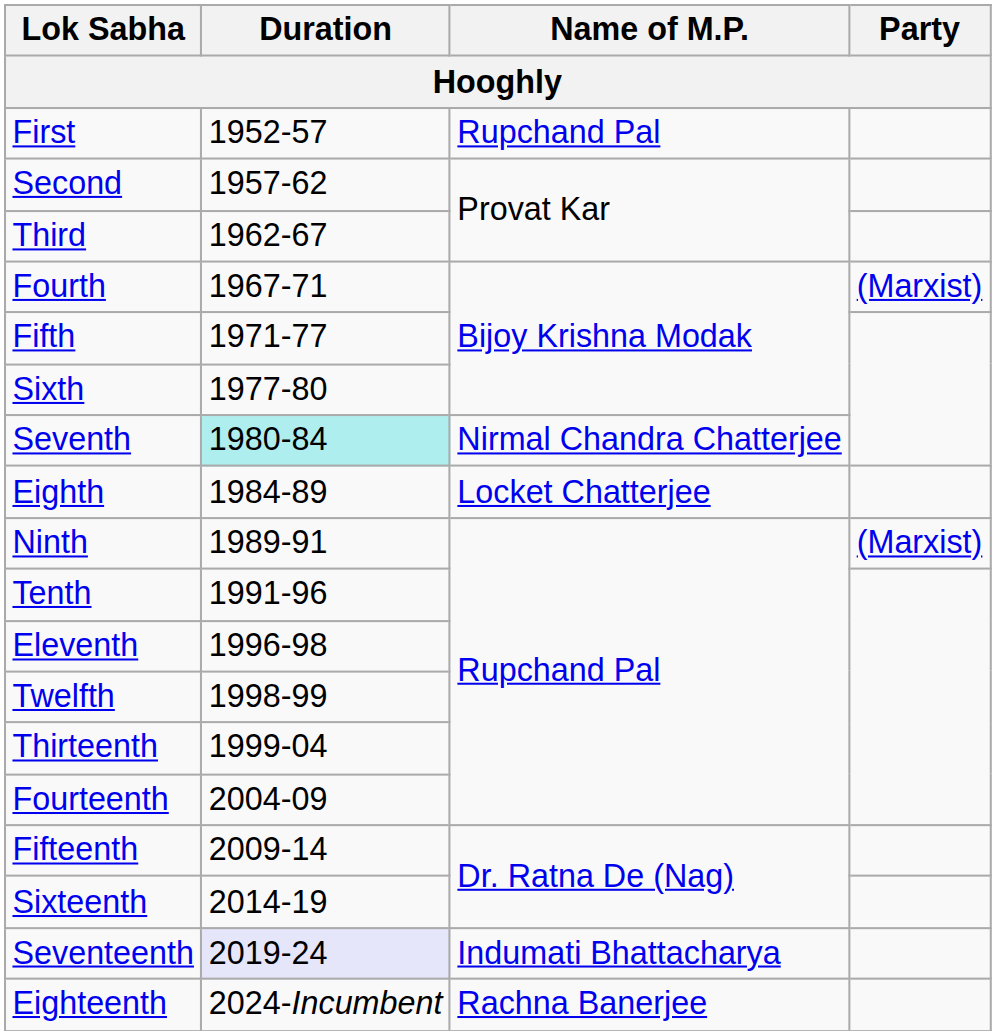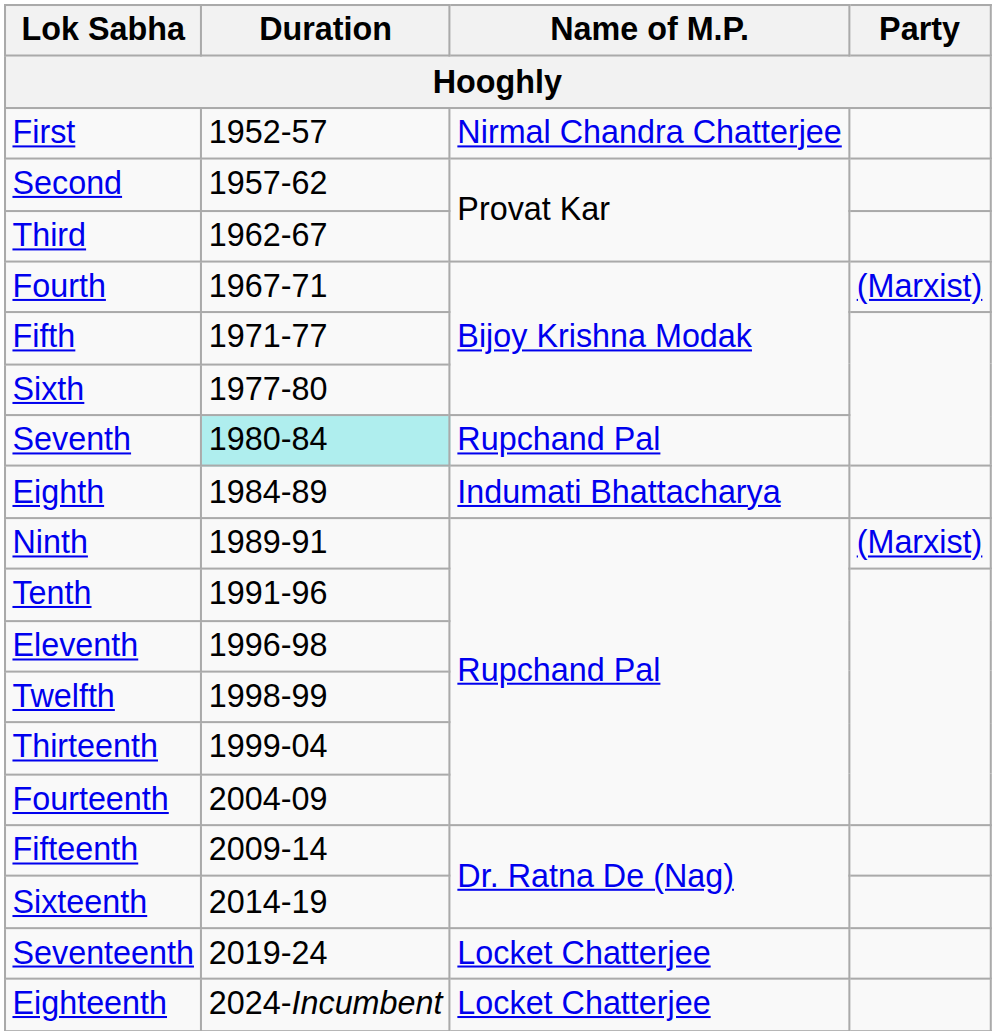(559, 132) Rupchand Pal -> (650, 132) Nirmal Chandra Chatterjee
(650, 440) Nirmal Chandra Chatterjee -> (559, 440) Rupchand Pal
(584, 491) Locket Chatterjee -> (619, 491) Indumati Bhattacharya
(268, 952) lavender background -> (268, 952) no background
(619, 952) Indumati Bhattacharya -> (584, 952) Locket Chatterjee
(582, 1004) Rachna Banerjee -> (584, 1004) Locket Chatterjee
